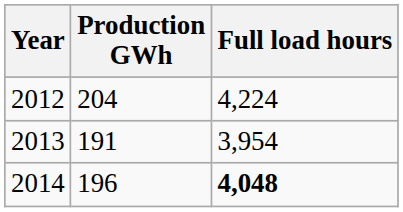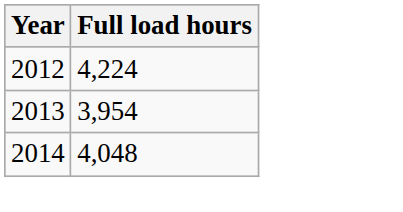- column: (141, 40)
(248, 183) bold -> (107, 153) normal
